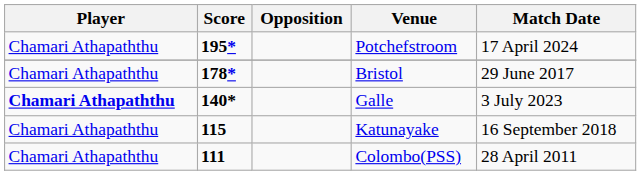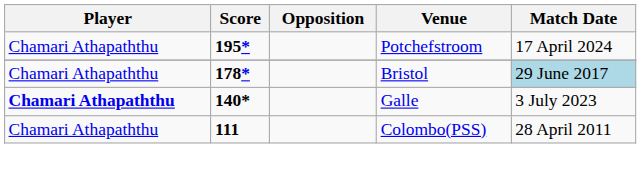(527, 73) no background -> (562, 73) lightblue background
- row: (397, 128)
